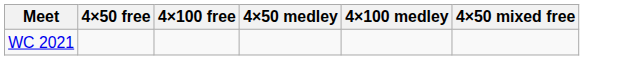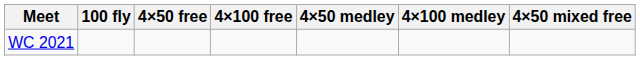+ column: (106, 17)
